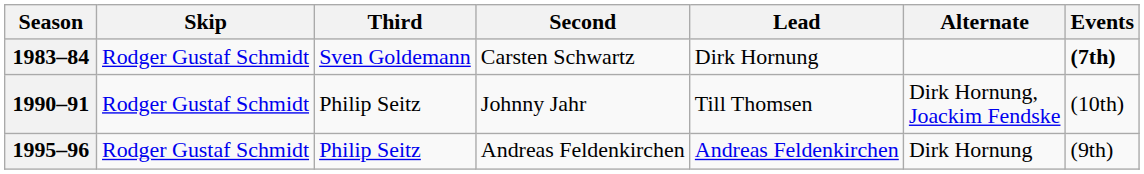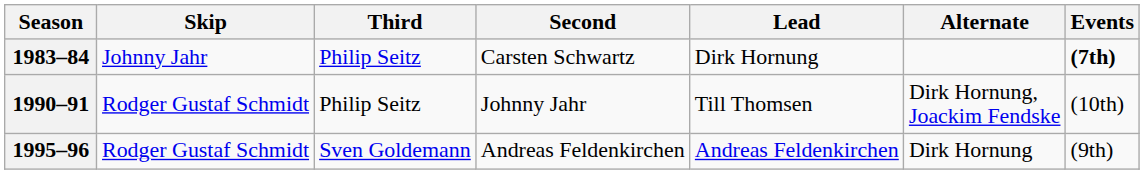(206, 56) Rodger Gustaf Schmidt -> (155, 56) Johnny Jahr
(395, 56) Sven Goldemann -> (370, 56) Philip Seitz
(370, 150) Philip Seitz -> (395, 150) Sven Goldemann
